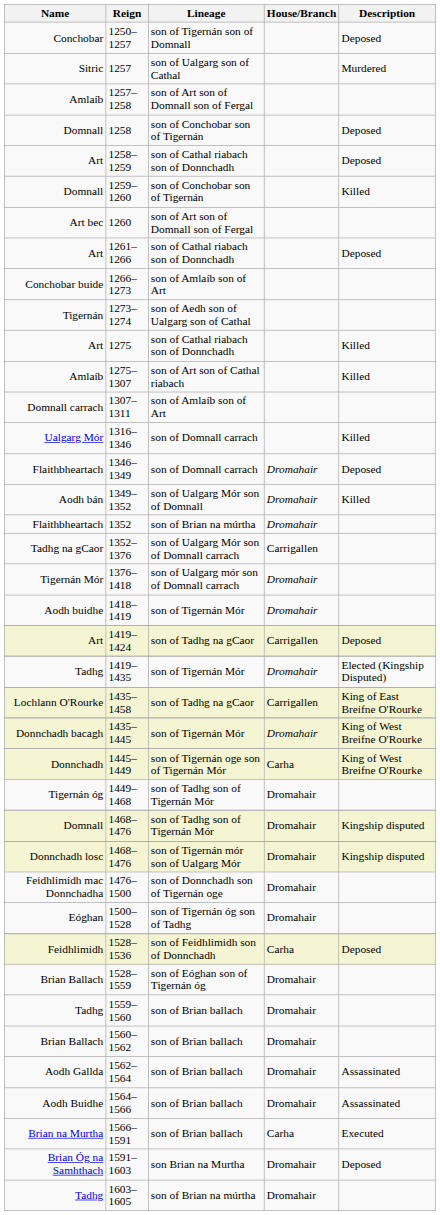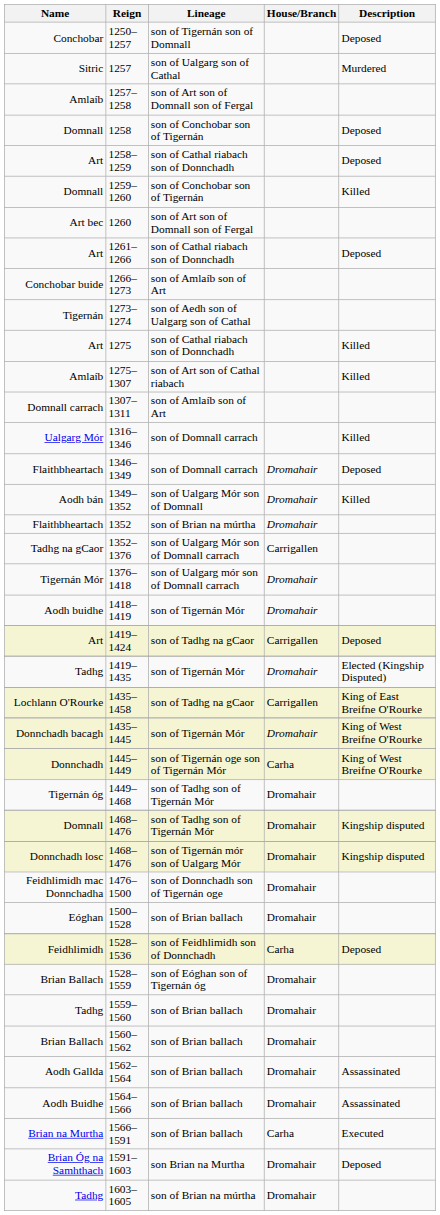(203, 918) son of Tigernán óg son of Tadhg -> (197, 918) son of Brian ballach
